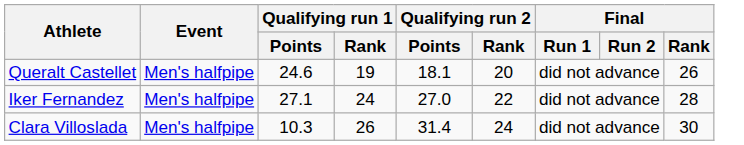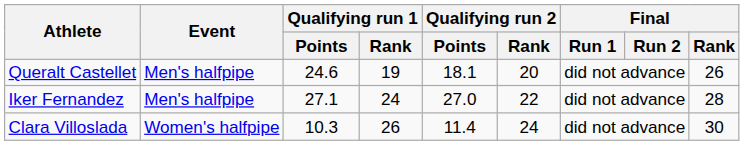(199, 127) Men's halfpipe -> (212, 127) Women's halfpipe
(434, 127) 31.4 -> (460, 127) 11.4
